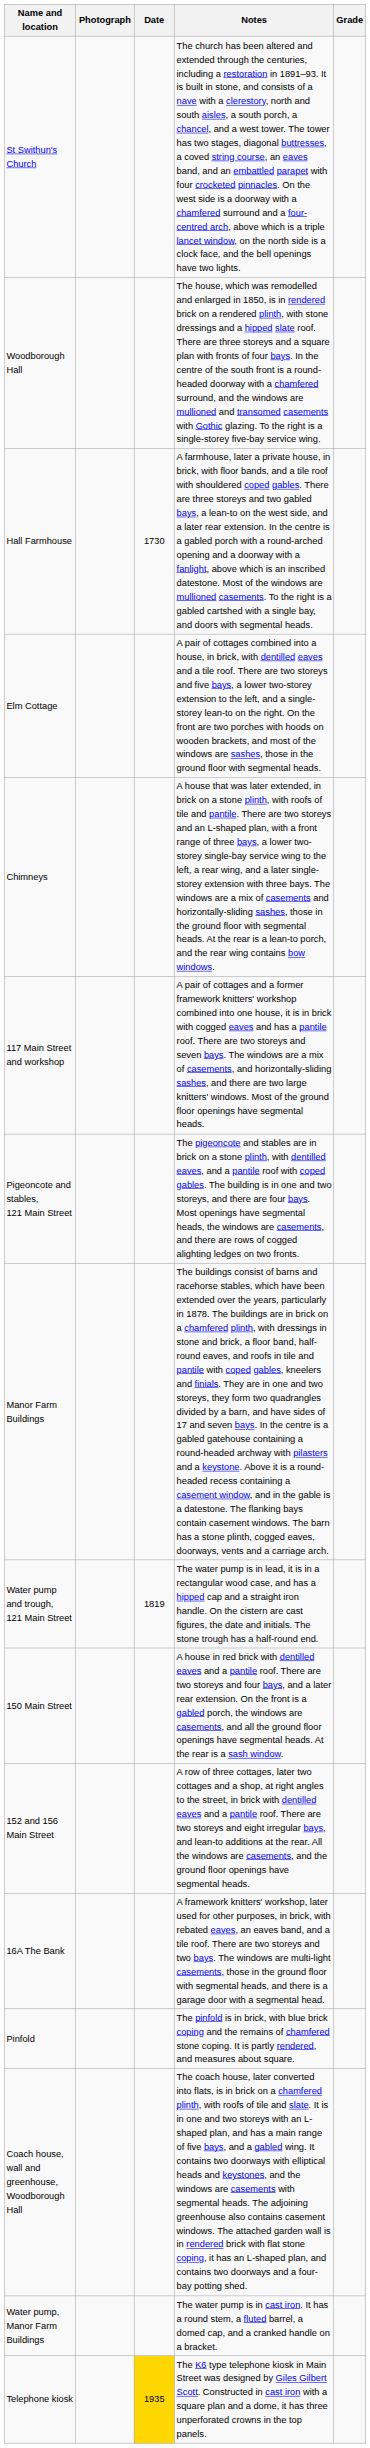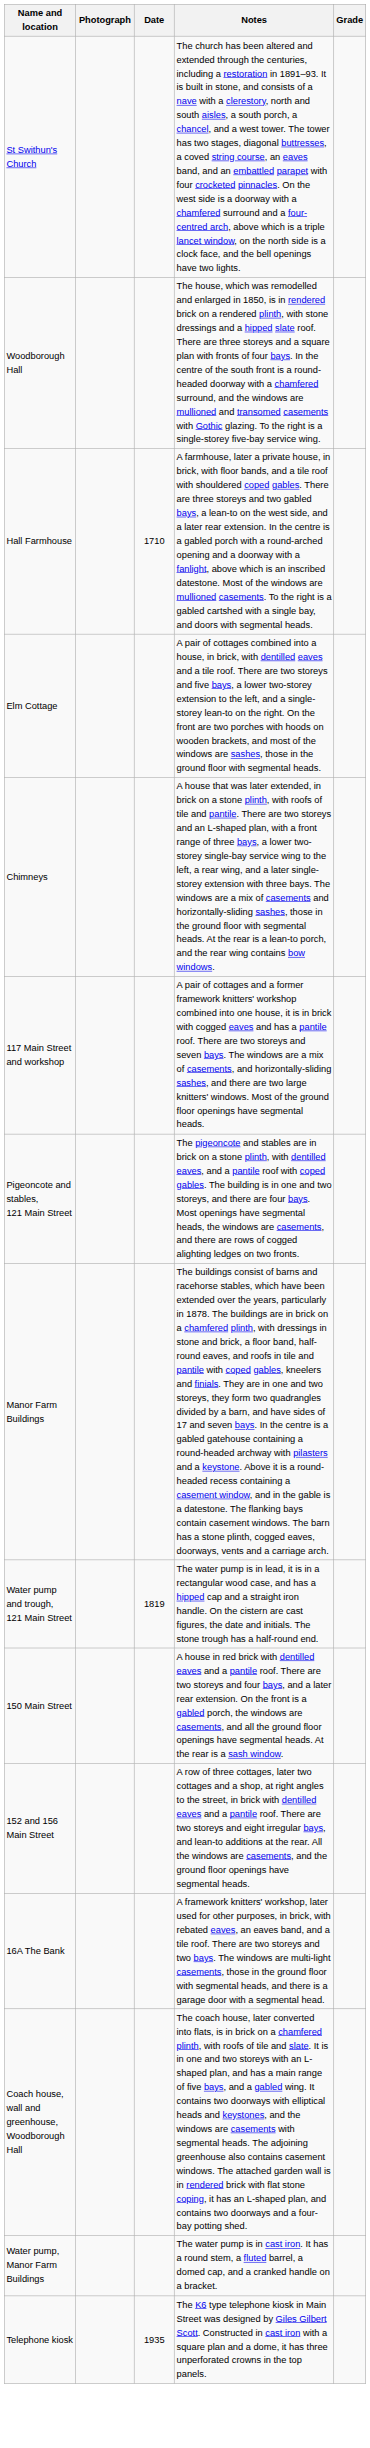(154, 541) 1730 -> (154, 541) 1710
- row: (21, 2038)
(154, 2399) gold background -> (154, 2339) no background
